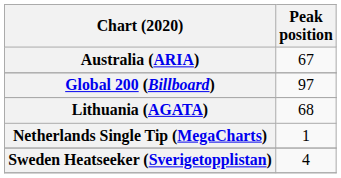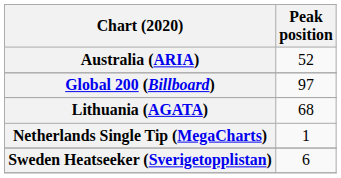(306, 60) 67 -> (306, 60) 52
(306, 160) 4 -> (306, 160) 6
